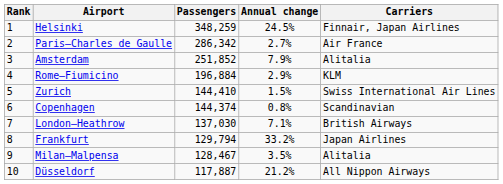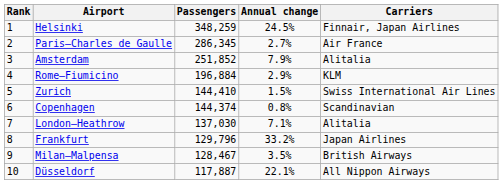(215, 45) 286,342 -> (215, 45) 286,345
(368, 124) British Airways -> (347, 124) Alitalia
(215, 140) 129,794 -> (215, 140) 129,796
(347, 156) Alitalia -> (368, 156) British Airways
(280, 172) 21.2% -> (280, 172) 22.1%
